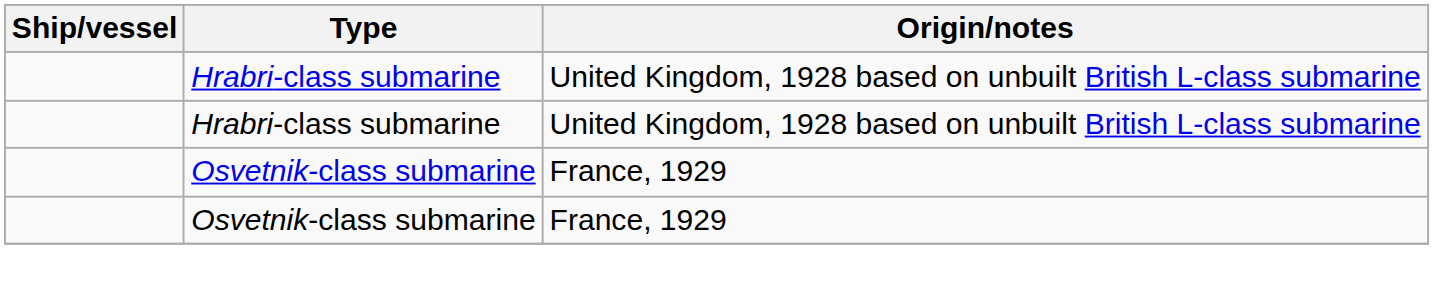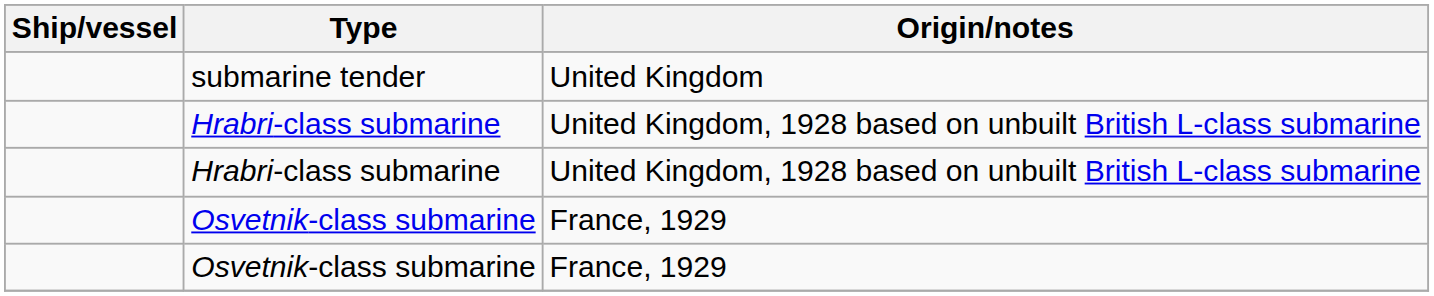+ row: (308, 76)
